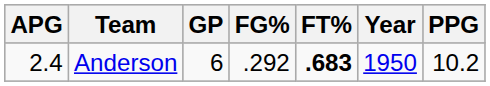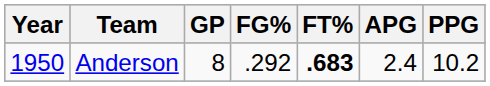columns swapped: (390, 24) <-> (37, 24)
(217, 62) 6 -> (218, 62) 8
